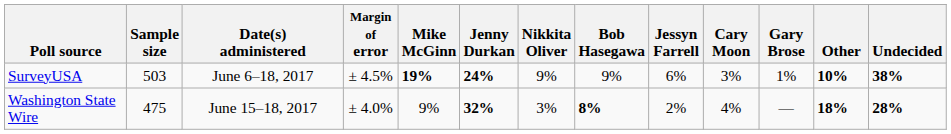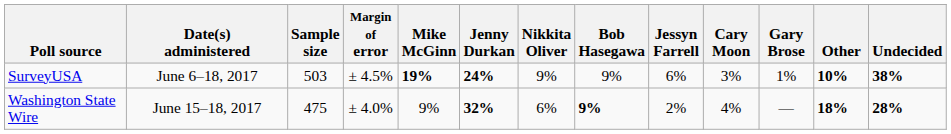columns swapped: (263, 42) <-> (155, 42)
(547, 108) 3% -> (547, 108) 6%
(590, 108) 8% -> (590, 108) 9%
